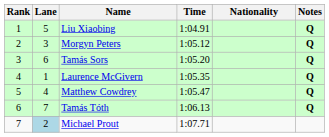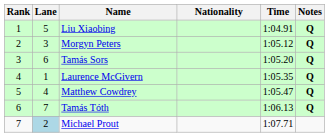columns swapped: (254, 12) <-> (195, 12)
